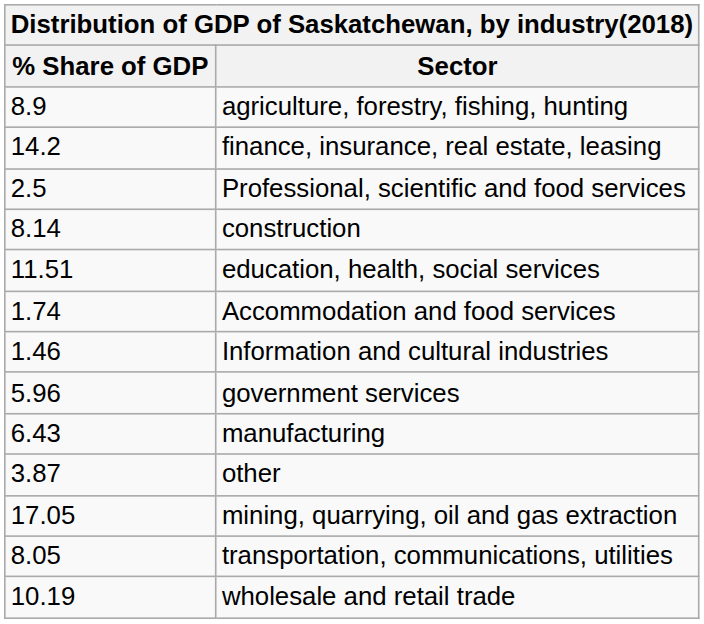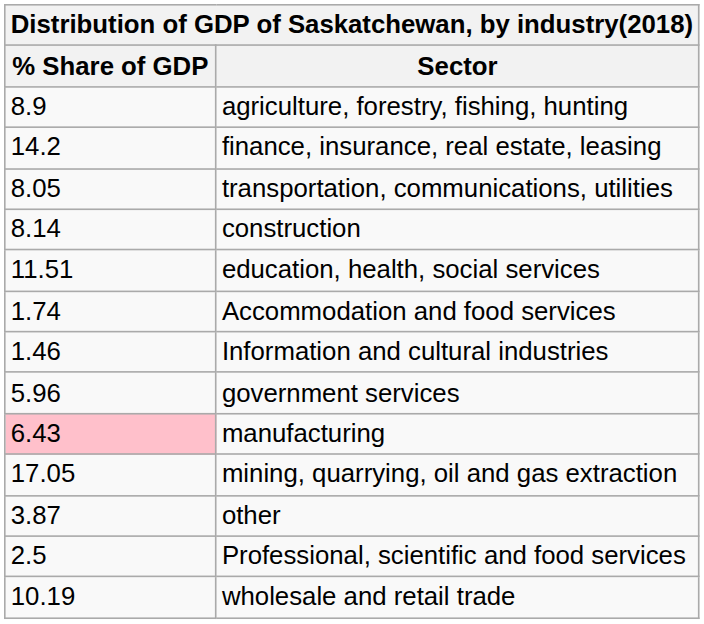rows swapped: (454, 188) <-> (447, 556)
(36, 433) no background -> (36, 433) pink background
rows swapped: (450, 515) <-> (251, 474)
